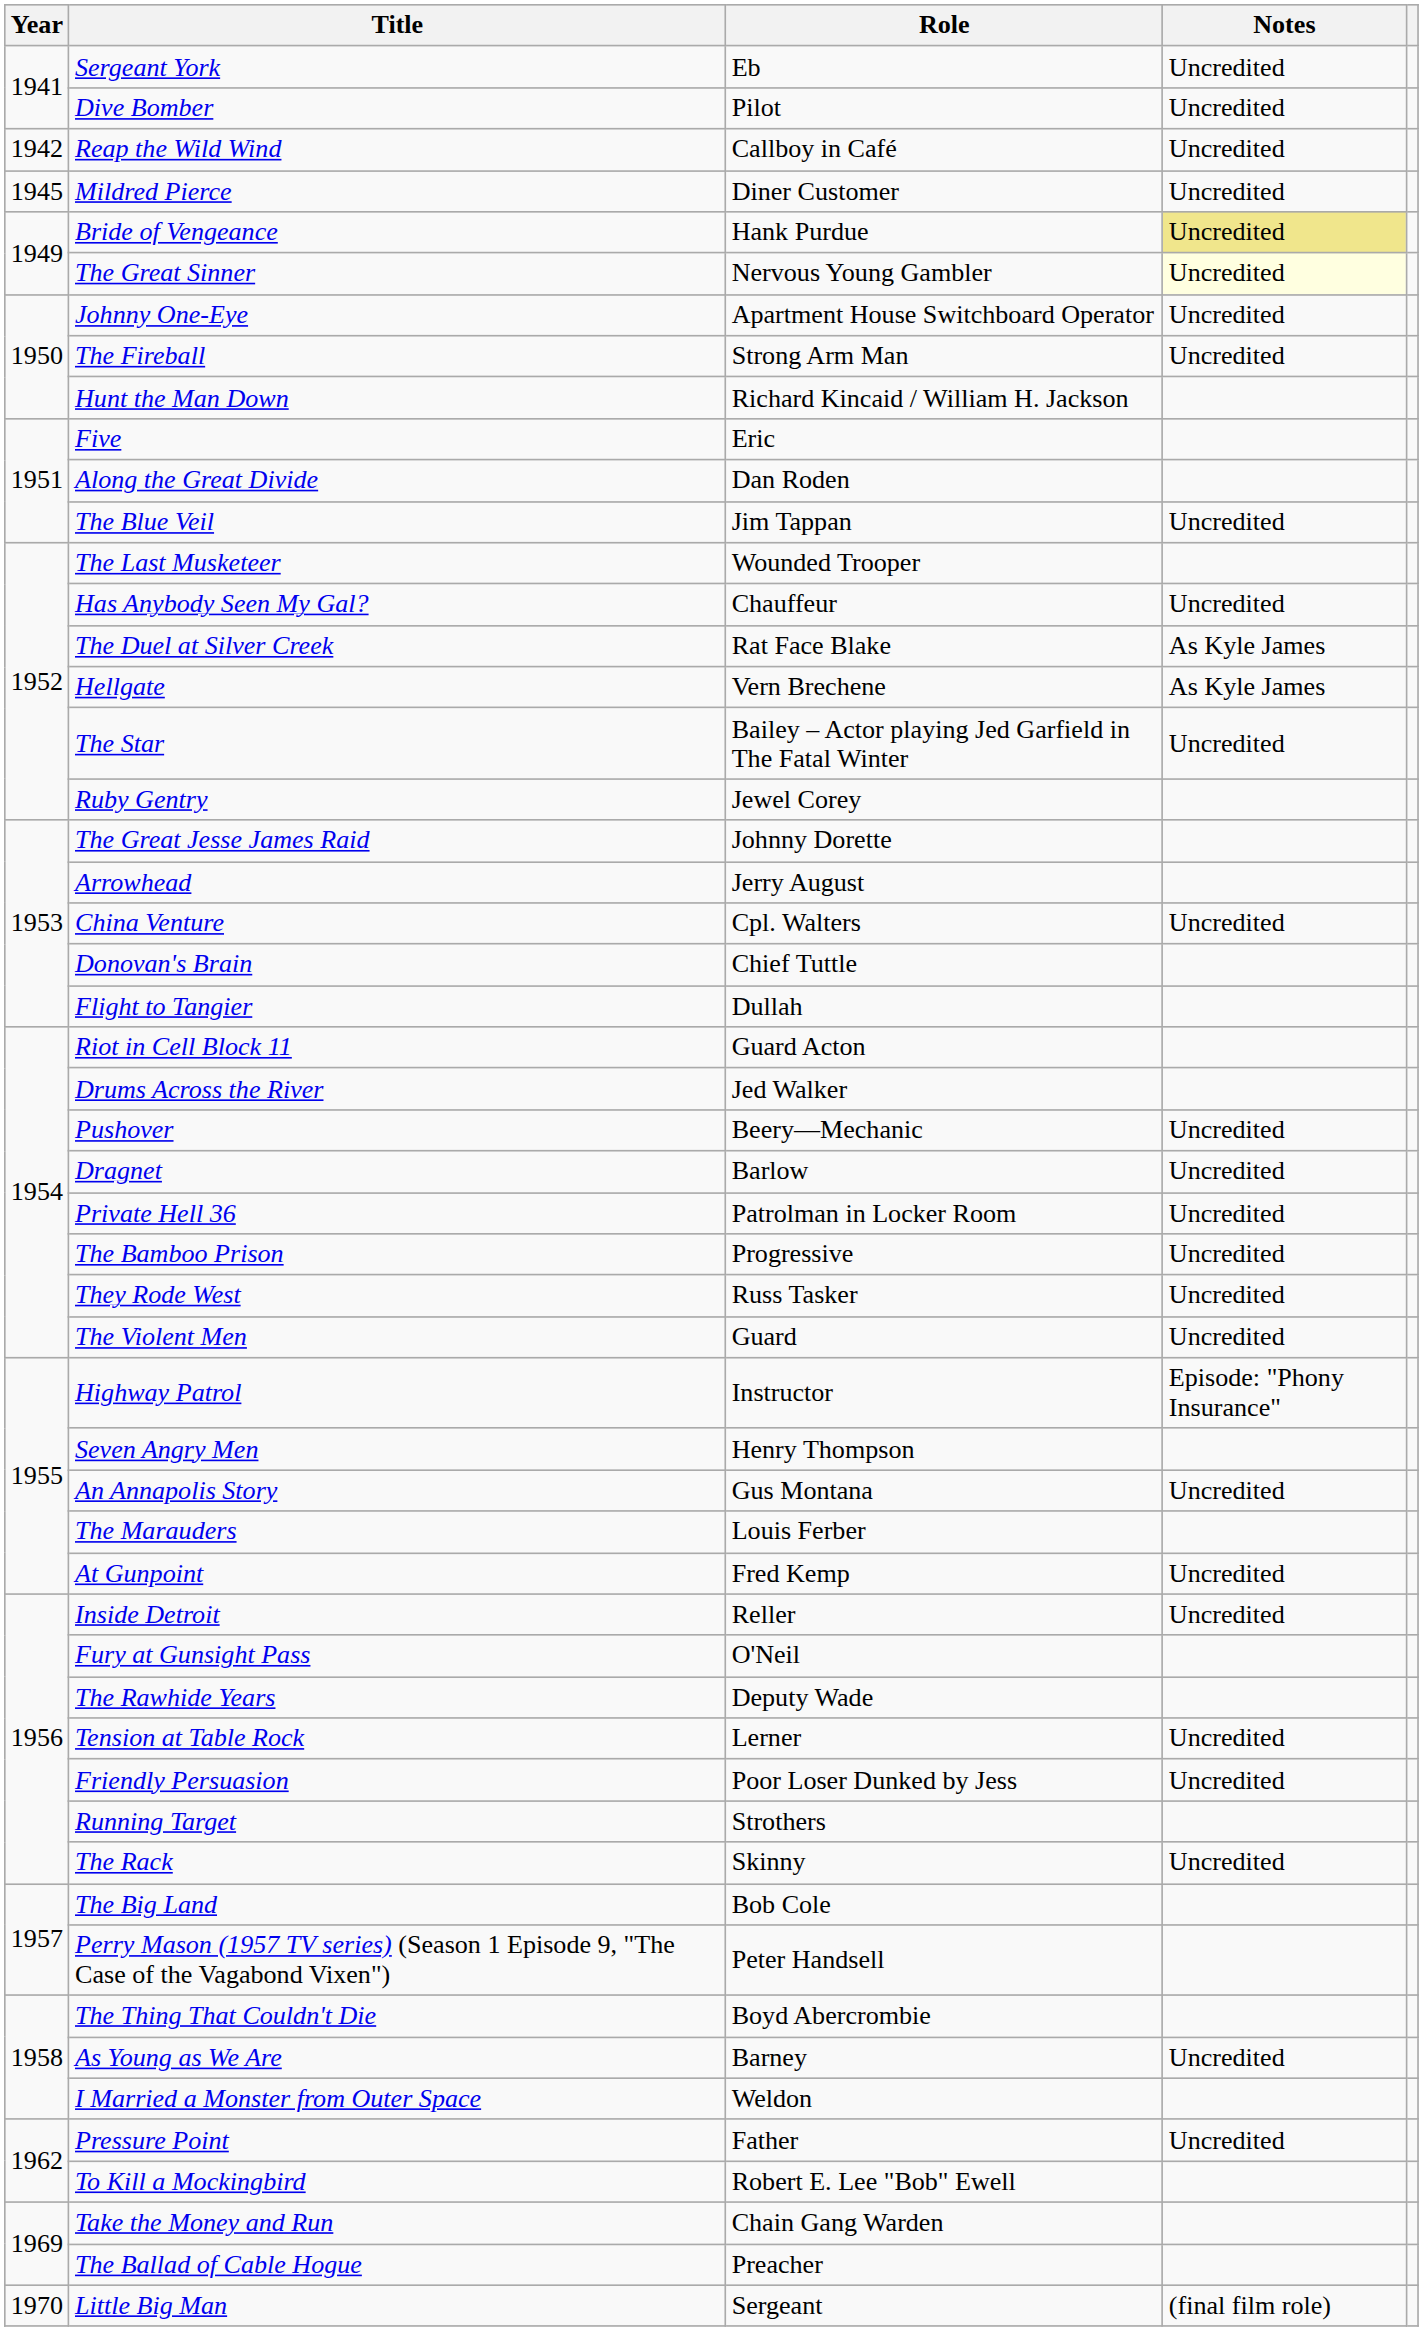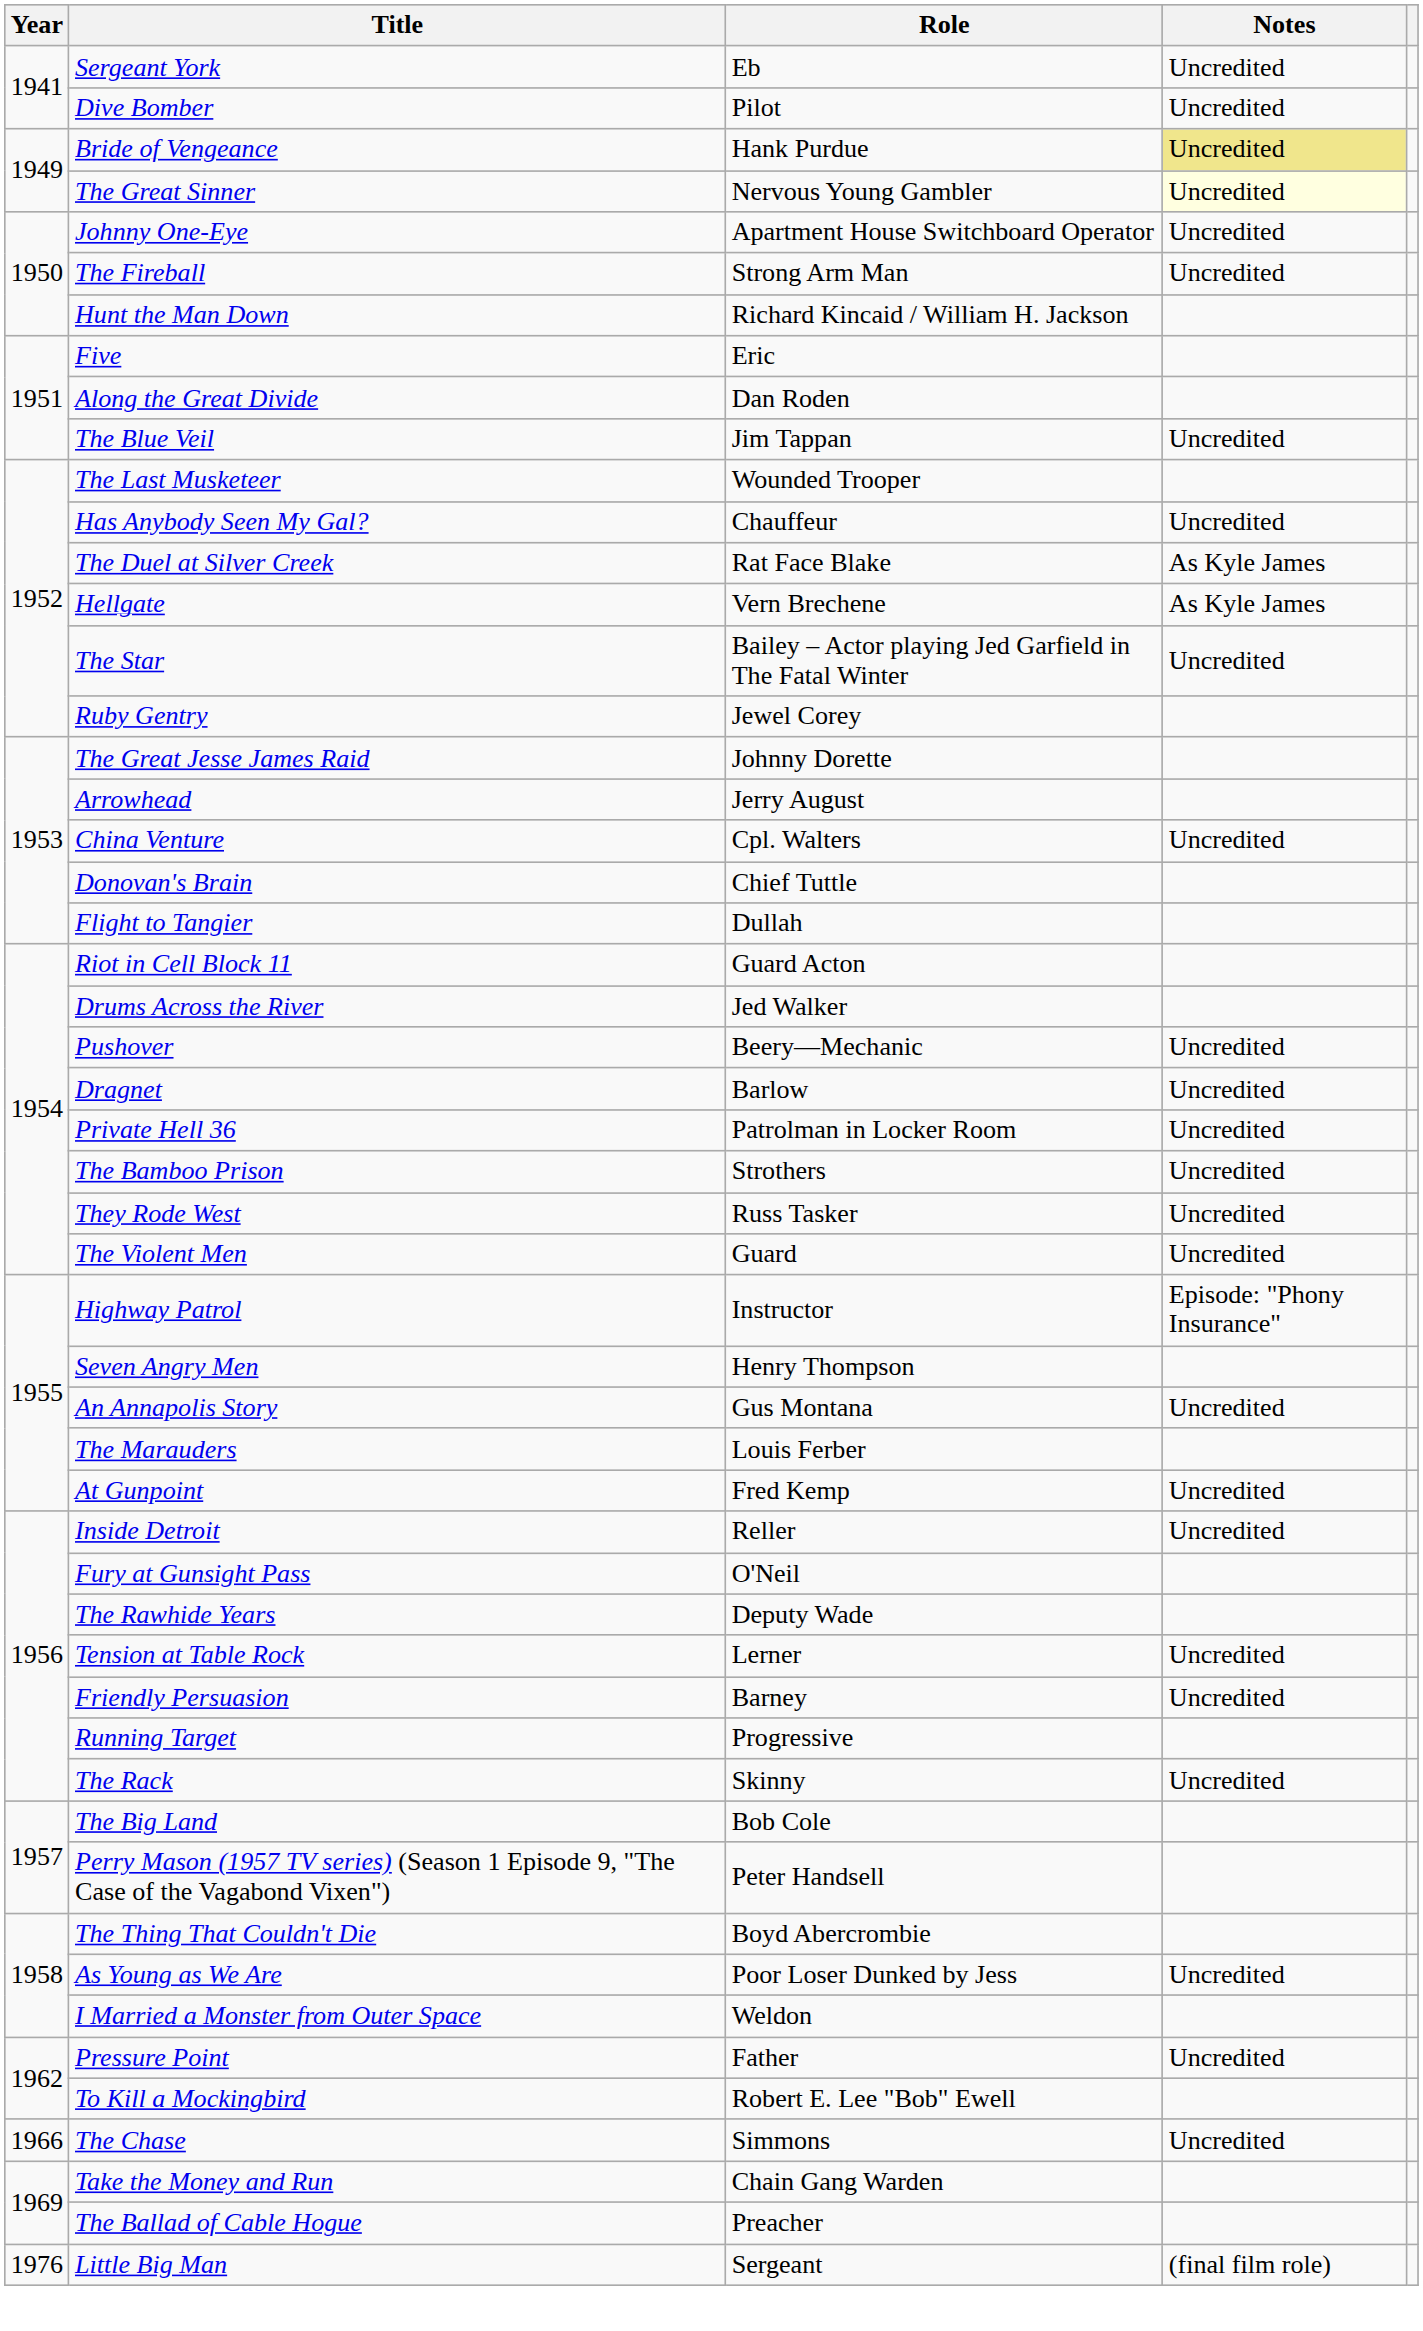- row: (178, 149)
- row: (153, 190)
(793, 1253) Progressive -> (779, 1171) Strothers
(874, 1779) Poor Loser Dunked by Jess -> (769, 1696) Barney
(779, 1821) Strothers -> (793, 1738) Progressive
(769, 2057) Barney -> (874, 1974) Poor Loser Dunked by Jess
+ row: (130, 2139)
(37, 2305) 1970 -> (37, 2263) 1976
